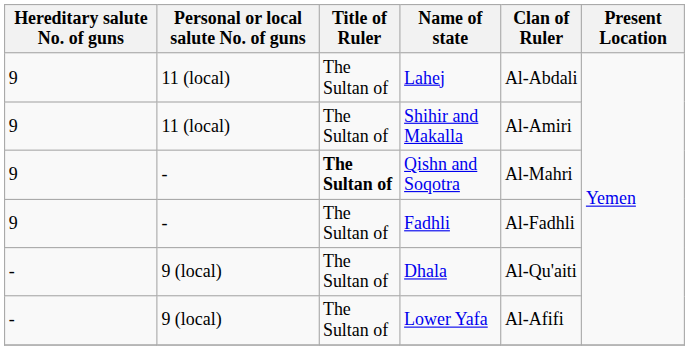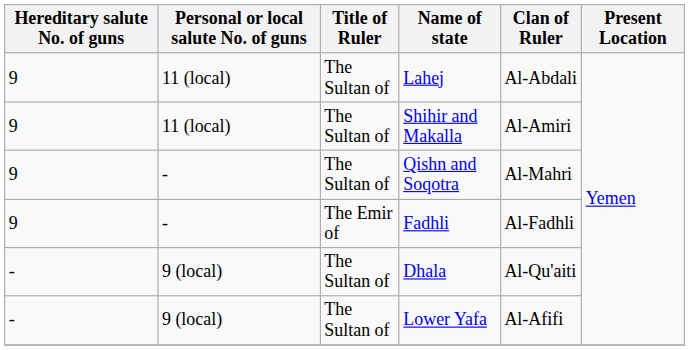(358, 174) bold -> (357, 174) normal
(356, 223) The Sultan of -> (358, 223) The Emir of
